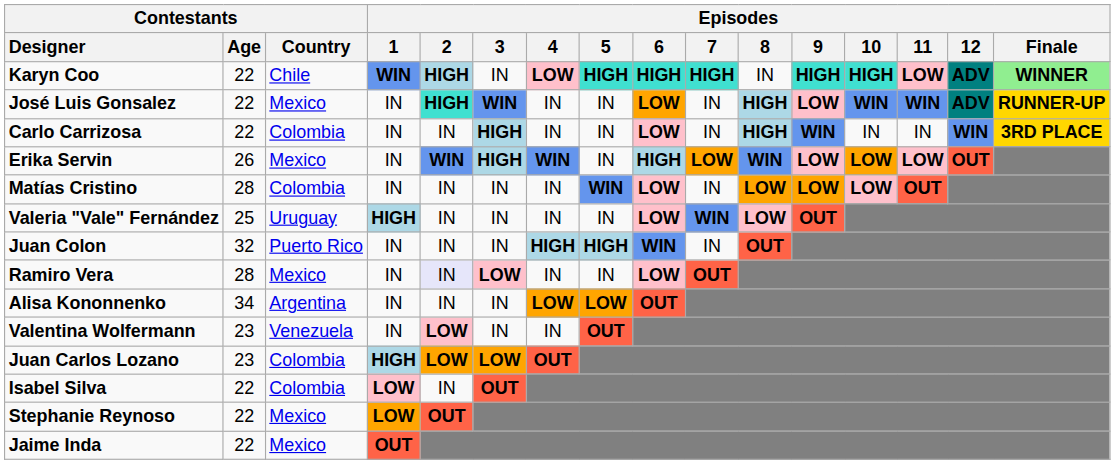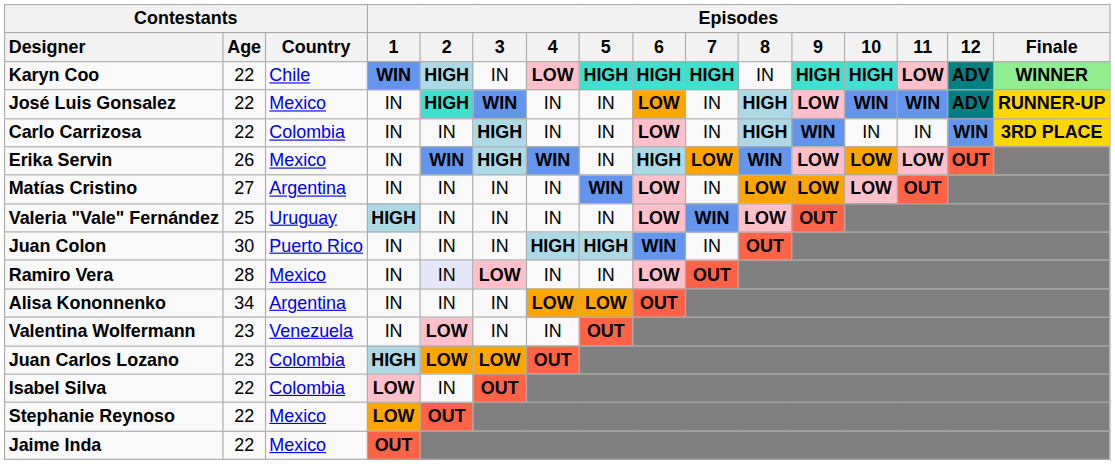(244, 189) 28 -> (244, 189) 27
(307, 189) Colombia -> (308, 189) Argentina
(244, 246) 32 -> (244, 246) 30
